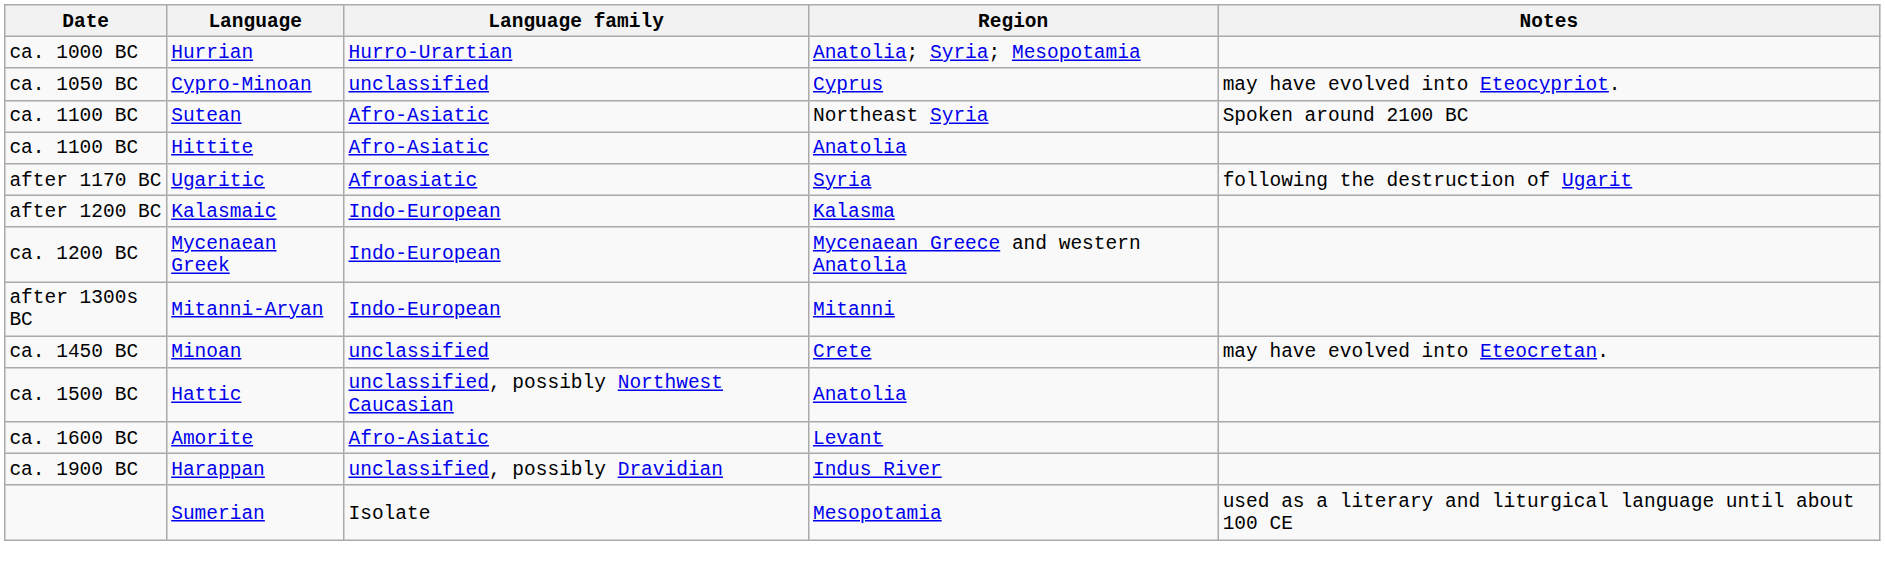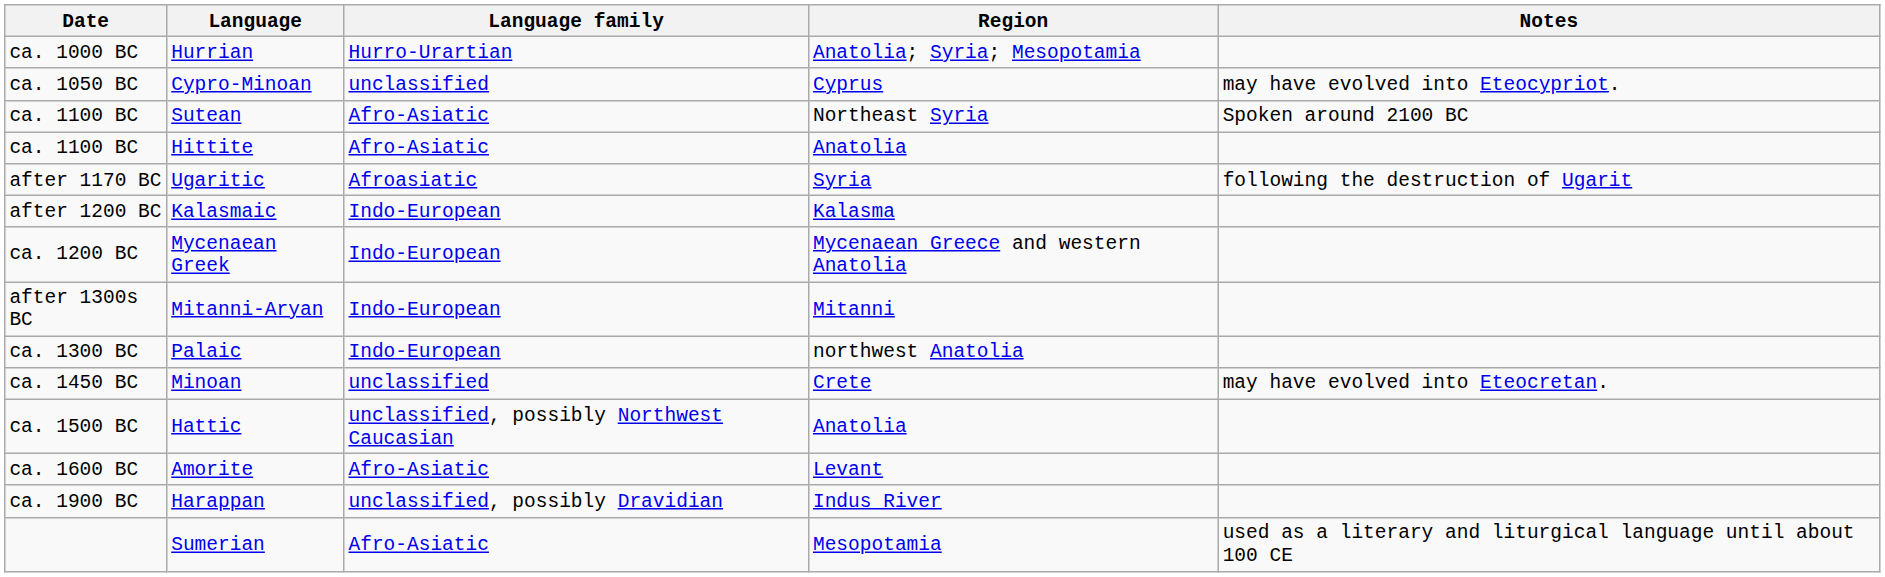+ row: (206, 352)
(389, 513) Isolate -> (419, 544) Afro-Asiatic
